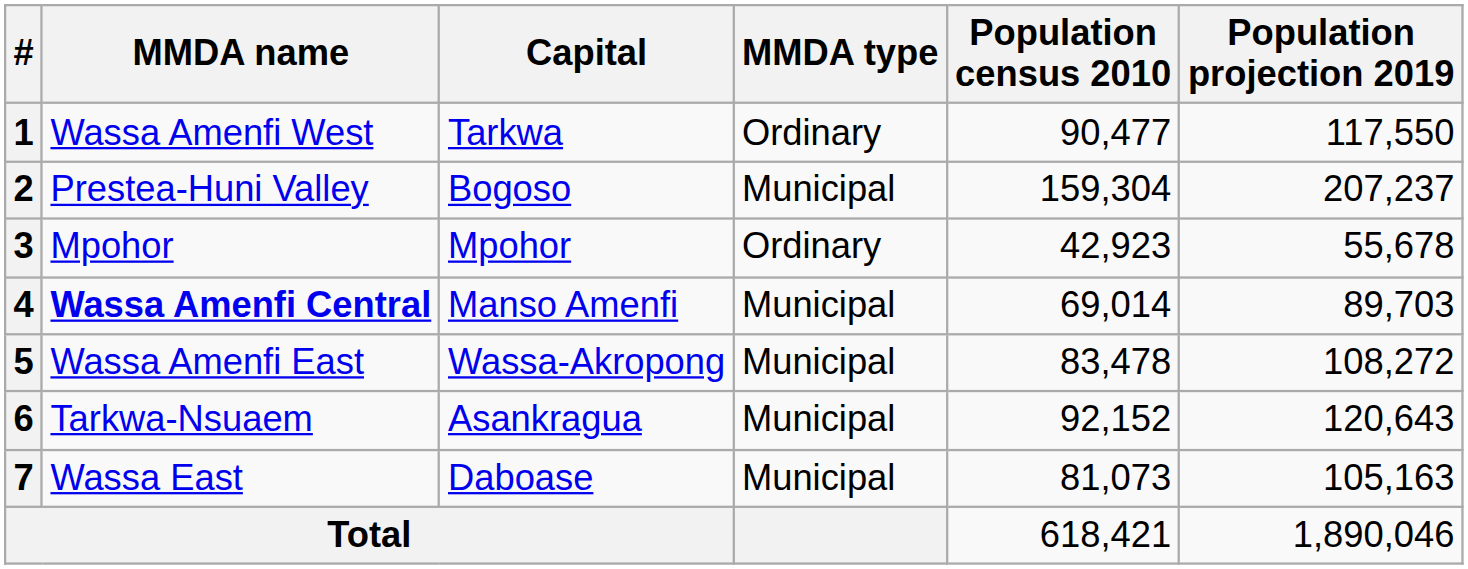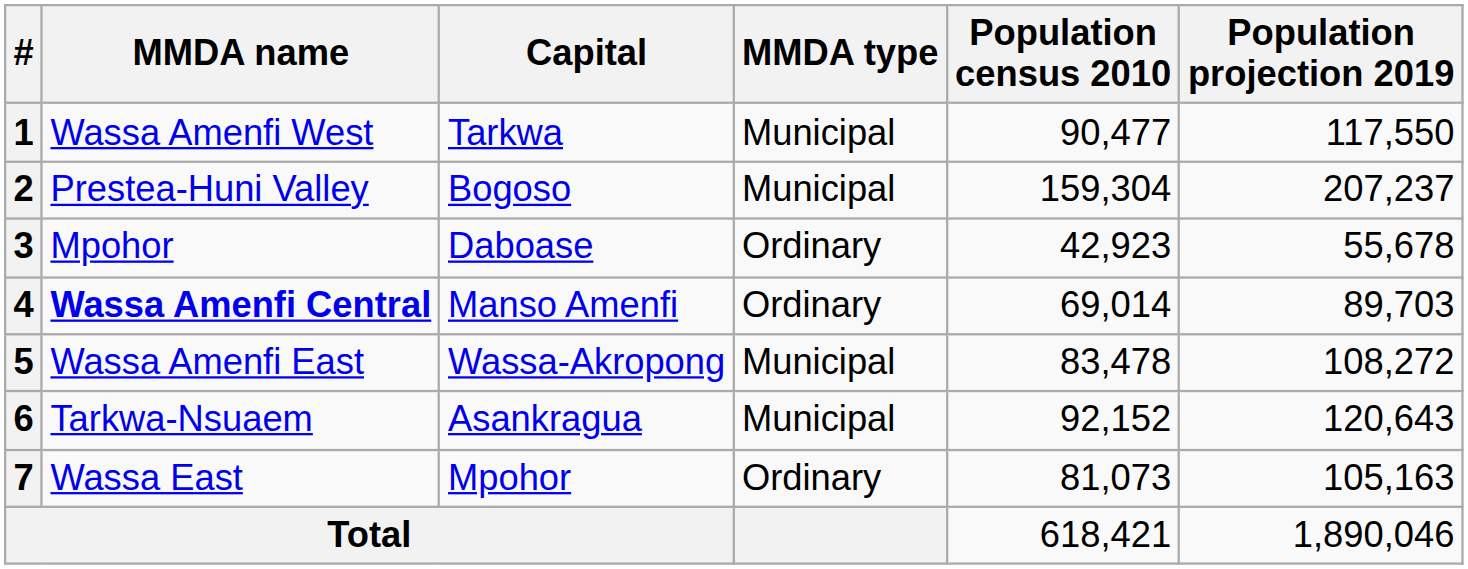(812, 131) Ordinary -> (819, 131) Municipal
(510, 246) Mpohor -> (521, 246) Daboase
(819, 304) Municipal -> (812, 304) Ordinary
(521, 477) Daboase -> (510, 477) Mpohor
(819, 477) Municipal -> (812, 477) Ordinary
